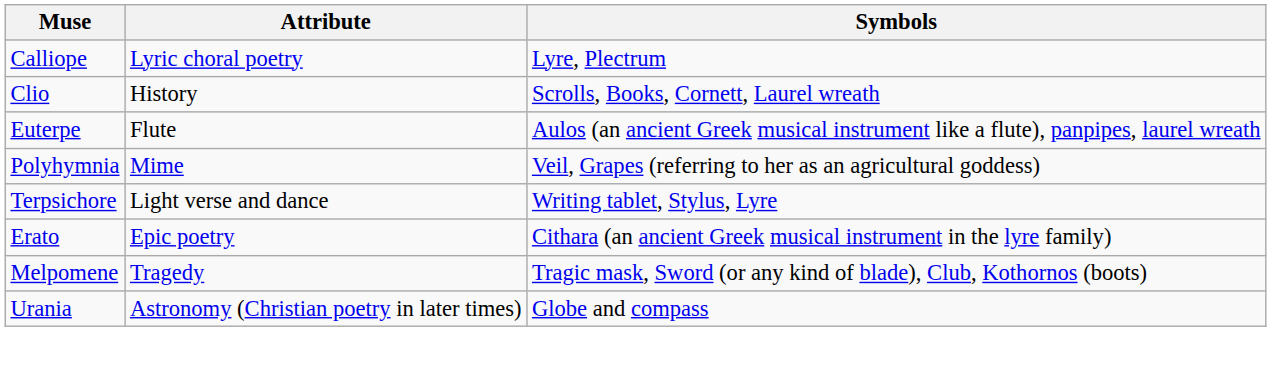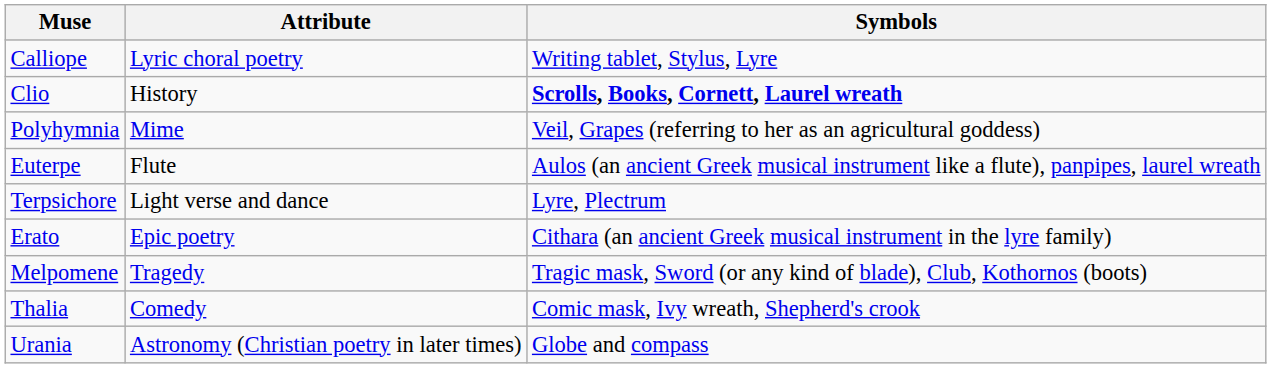(599, 58) Lyre, Plectrum -> (655, 58) Writing tablet, Stylus, Lyre
(706, 93) normal -> (717, 93) bold
rows swapped: (65, 165) <-> (46, 129)
(655, 201) Writing tablet, Stylus, Lyre -> (599, 201) Lyre, Plectrum
+ row: (39, 308)
